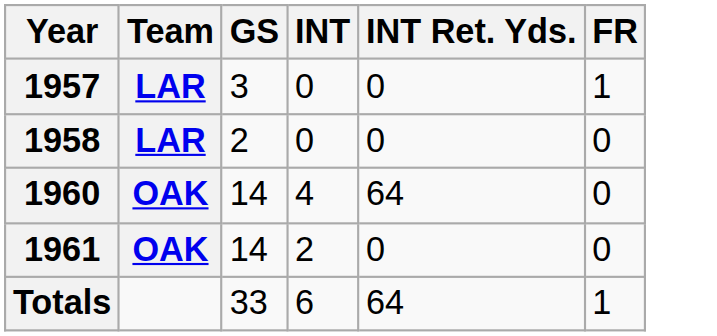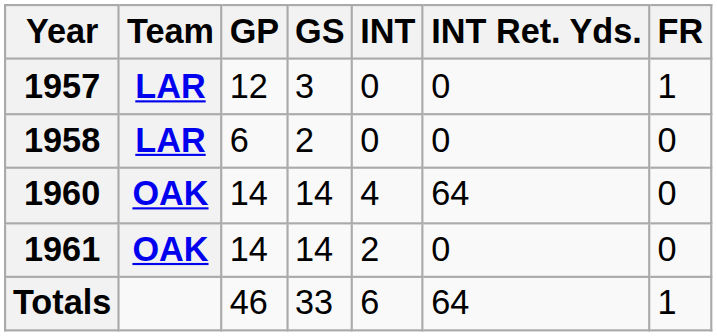+ column: (254, 31)
